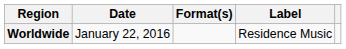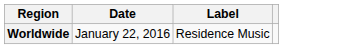- column: (204, 14)
